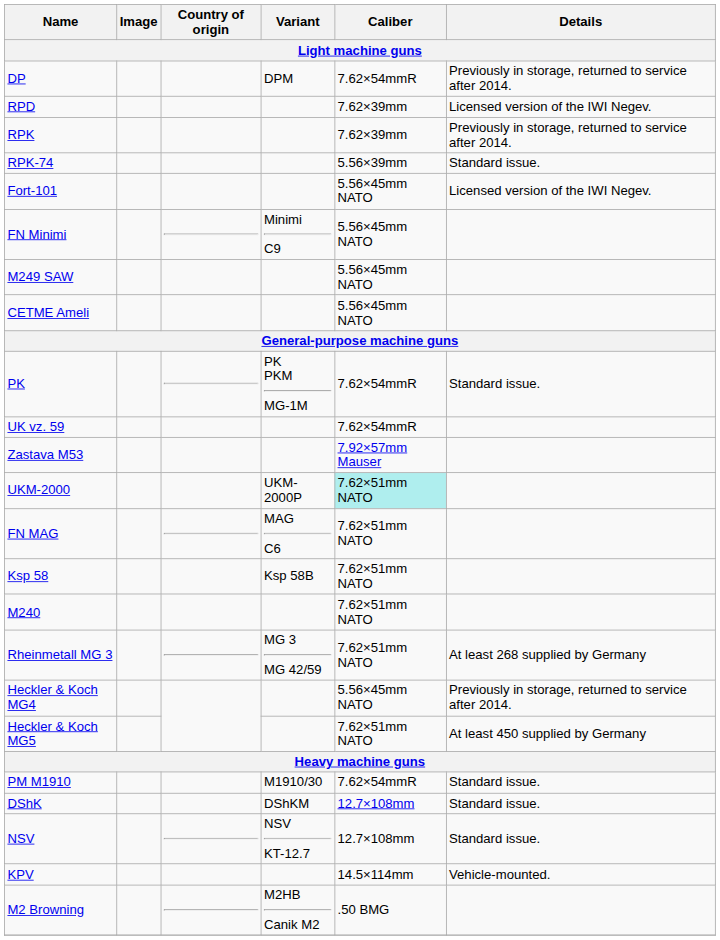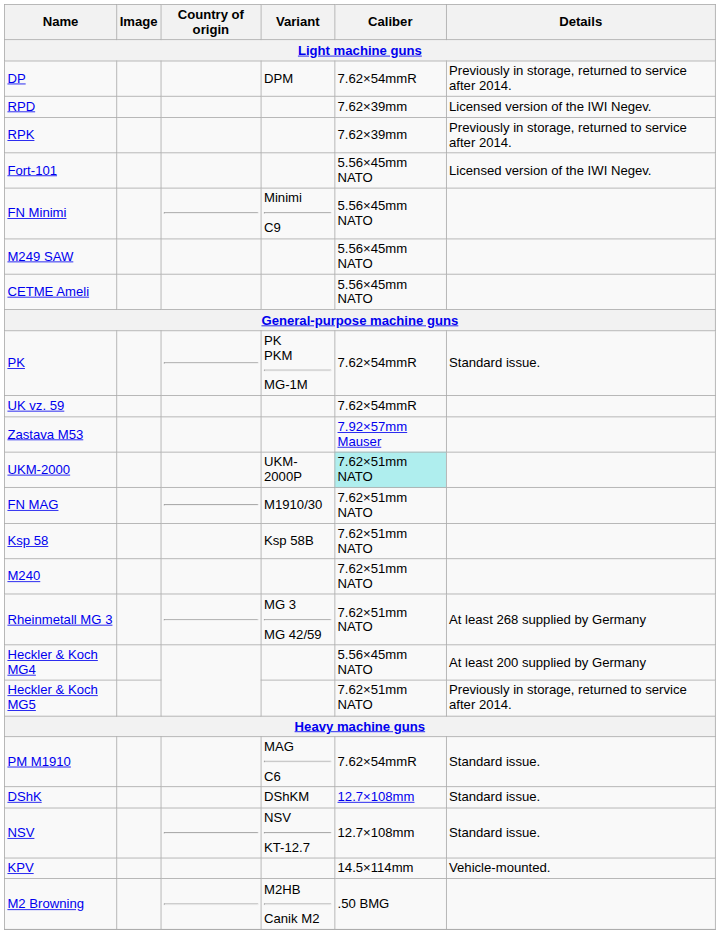- row: (30, 163)
(298, 533) MAG C6 -> (293, 505) M1910/30
(568, 698) Previously in storage, returned to service after 2014. -> (547, 662) At least 200 supplied by Germany
(547, 733) At least 450 supplied by Germany -> (568, 698) Previously in storage, returned to service after 2014.
(293, 782) M1910/30 -> (298, 761) MAG C6
